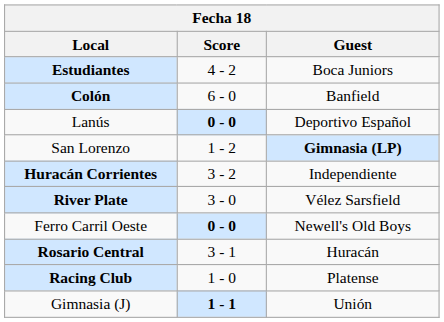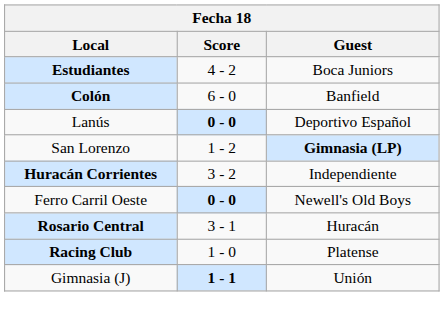- row: (91, 199)
